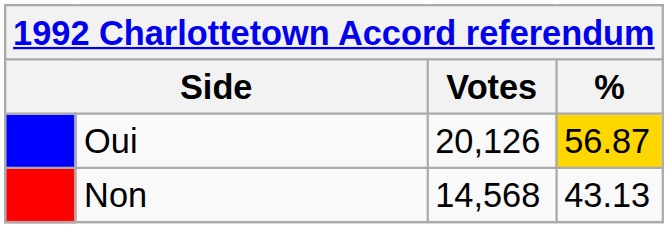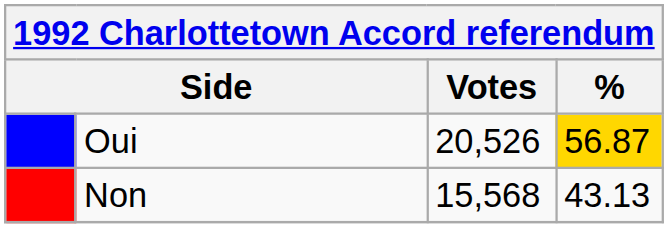(488, 141) 20,126 -> (488, 141) 20,526
(488, 196) 14,568 -> (488, 196) 15,568
